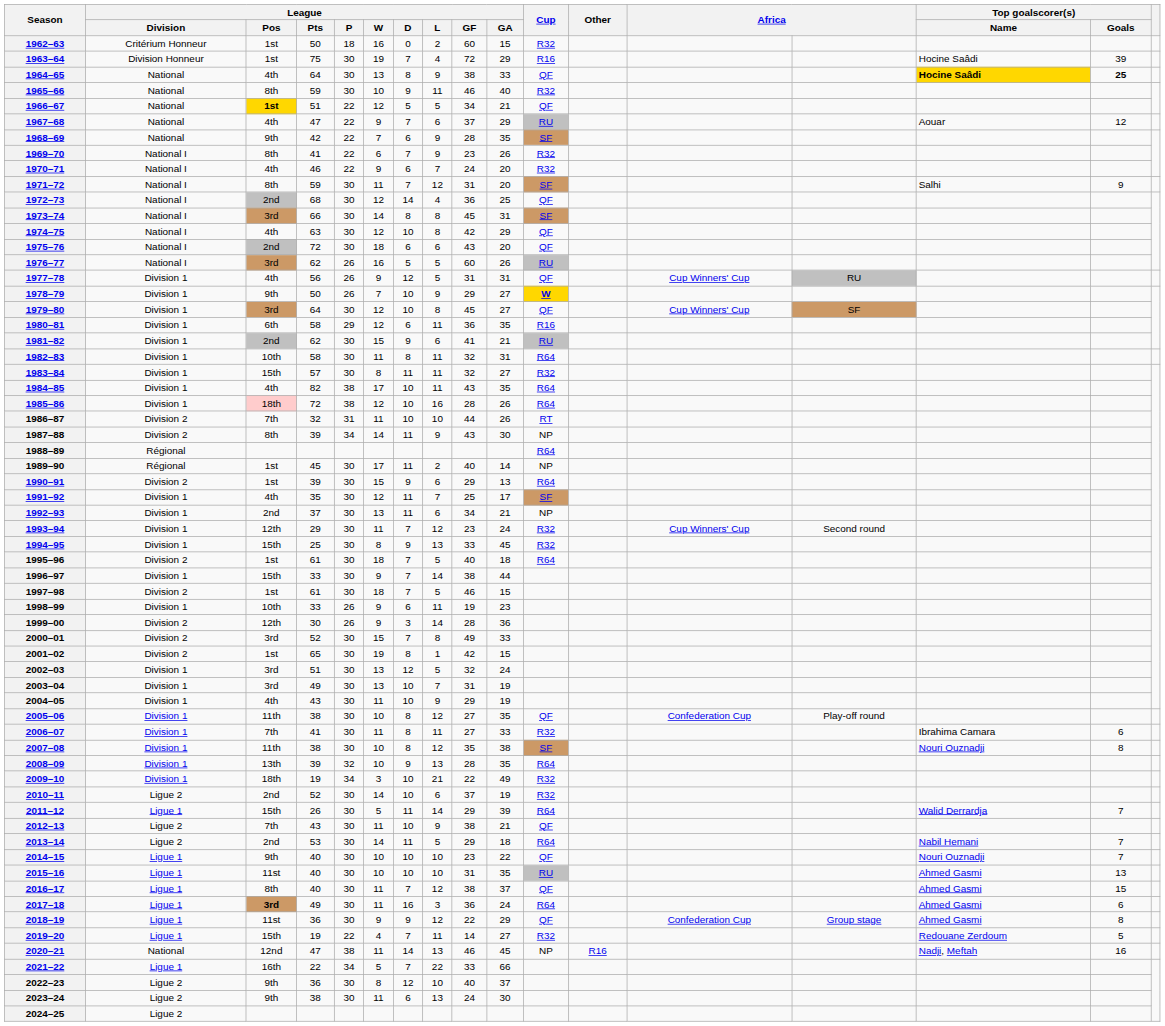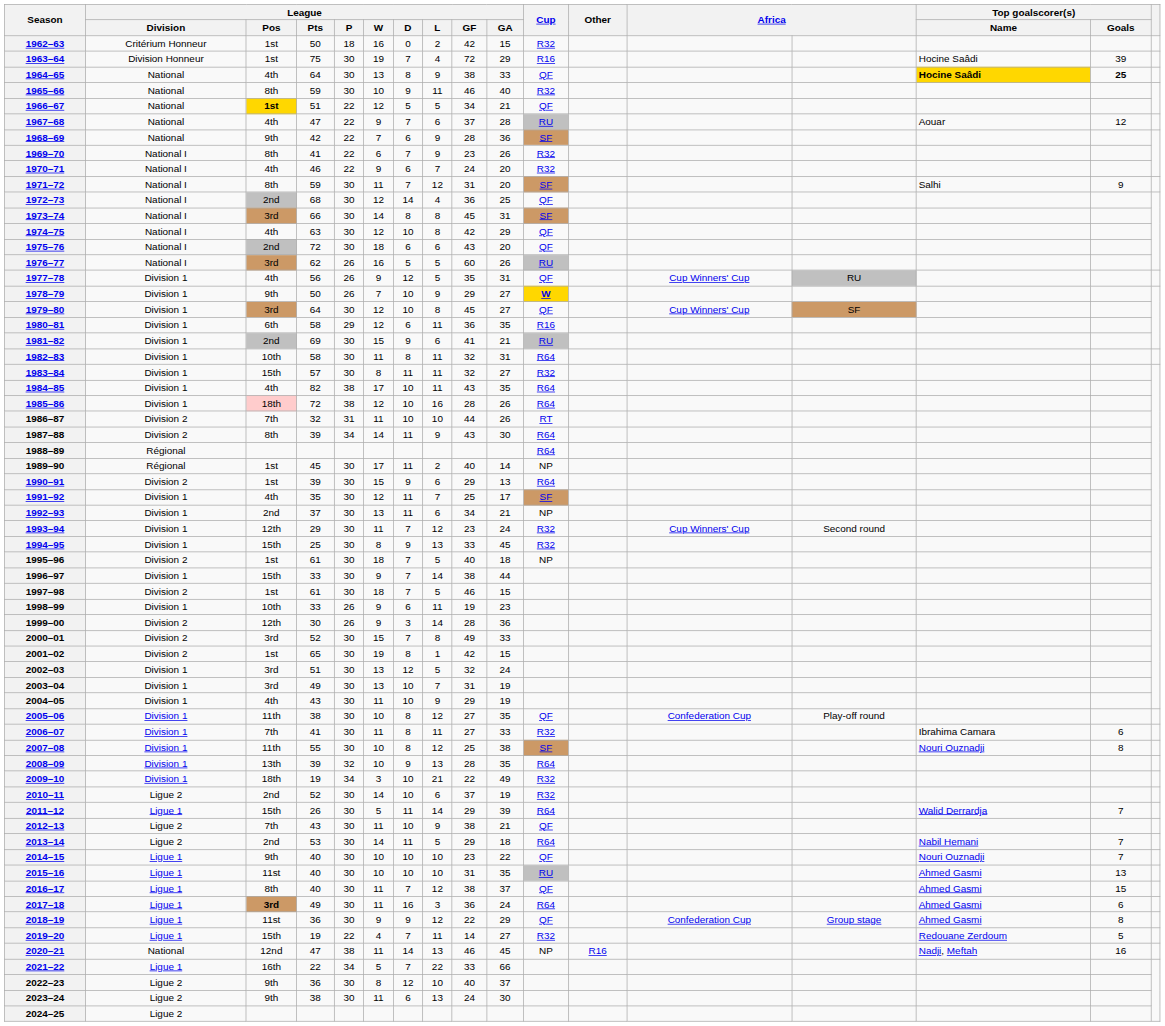(469, 43) 60 -> (469, 43) 42
(505, 121) 29 -> (505, 121) 28
(505, 137) 35 -> (505, 137) 36
(469, 278) 31 -> (469, 278) 35
(315, 340) 62 -> (315, 340) 69
(546, 434) NP -> (546, 434) R64
(546, 560) R64 -> (546, 560) NP
(315, 747) 38 -> (315, 747) 55
(469, 747) 35 -> (469, 747) 25
